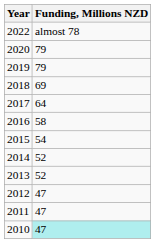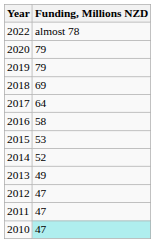(41, 139) 54 -> (41, 139) 53
(41, 175) 52 -> (41, 175) 49
